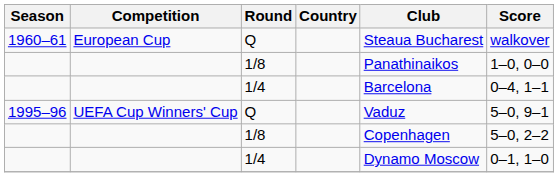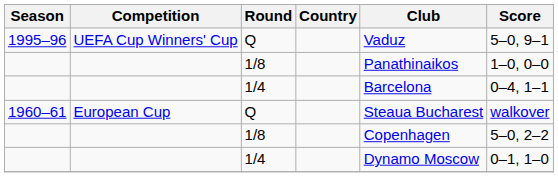rows swapped: (37, 40) <-> (37, 111)
